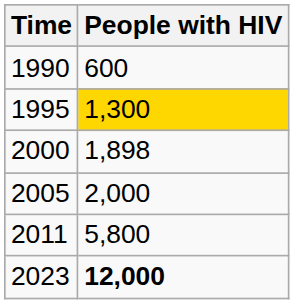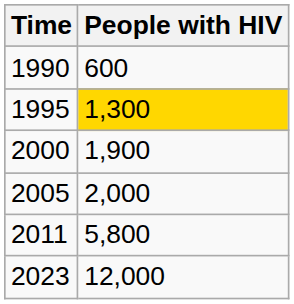(117, 151) 1,898 -> (117, 151) 1,900
(125, 276) bold -> (125, 276) normal
